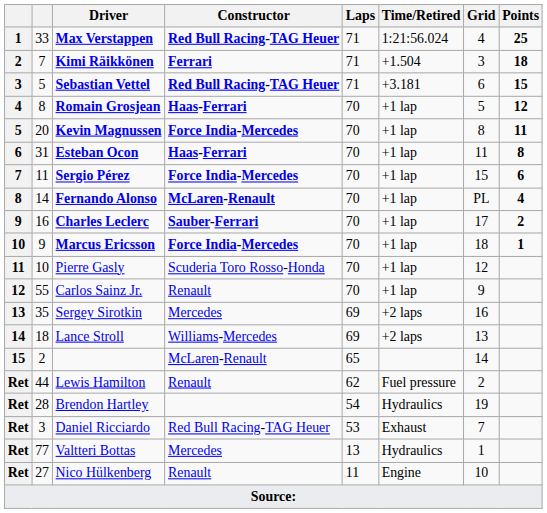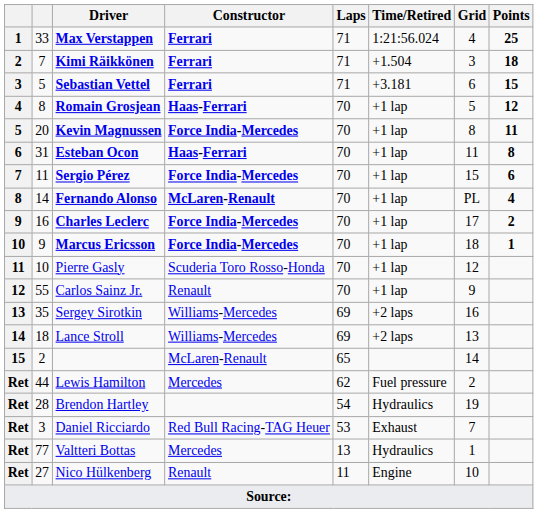(254, 38) Red Bull Racing-TAG Heuer -> (190, 38) Ferrari
(254, 84) Red Bull Racing-TAG Heuer -> (190, 84) Ferrari
(213, 221) Sauber-Ferrari -> (233, 221) Force India-Mercedes
(195, 313) Mercedes -> (222, 313) Williams-Mercedes
(190, 381) Renault -> (195, 381) Mercedes
